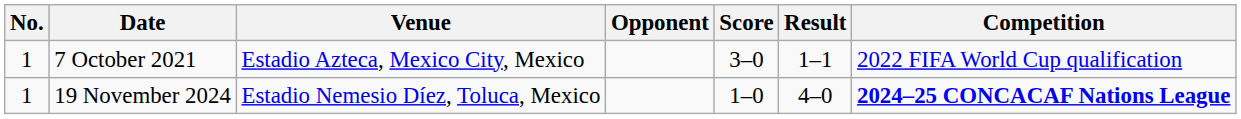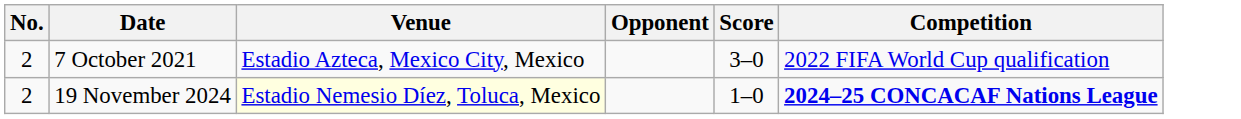- column: (815, 22)
(27, 58) 1 -> (27, 58) 2
(27, 95) 1 -> (27, 95) 2
(421, 95) no background -> (421, 95) lightyellow background
